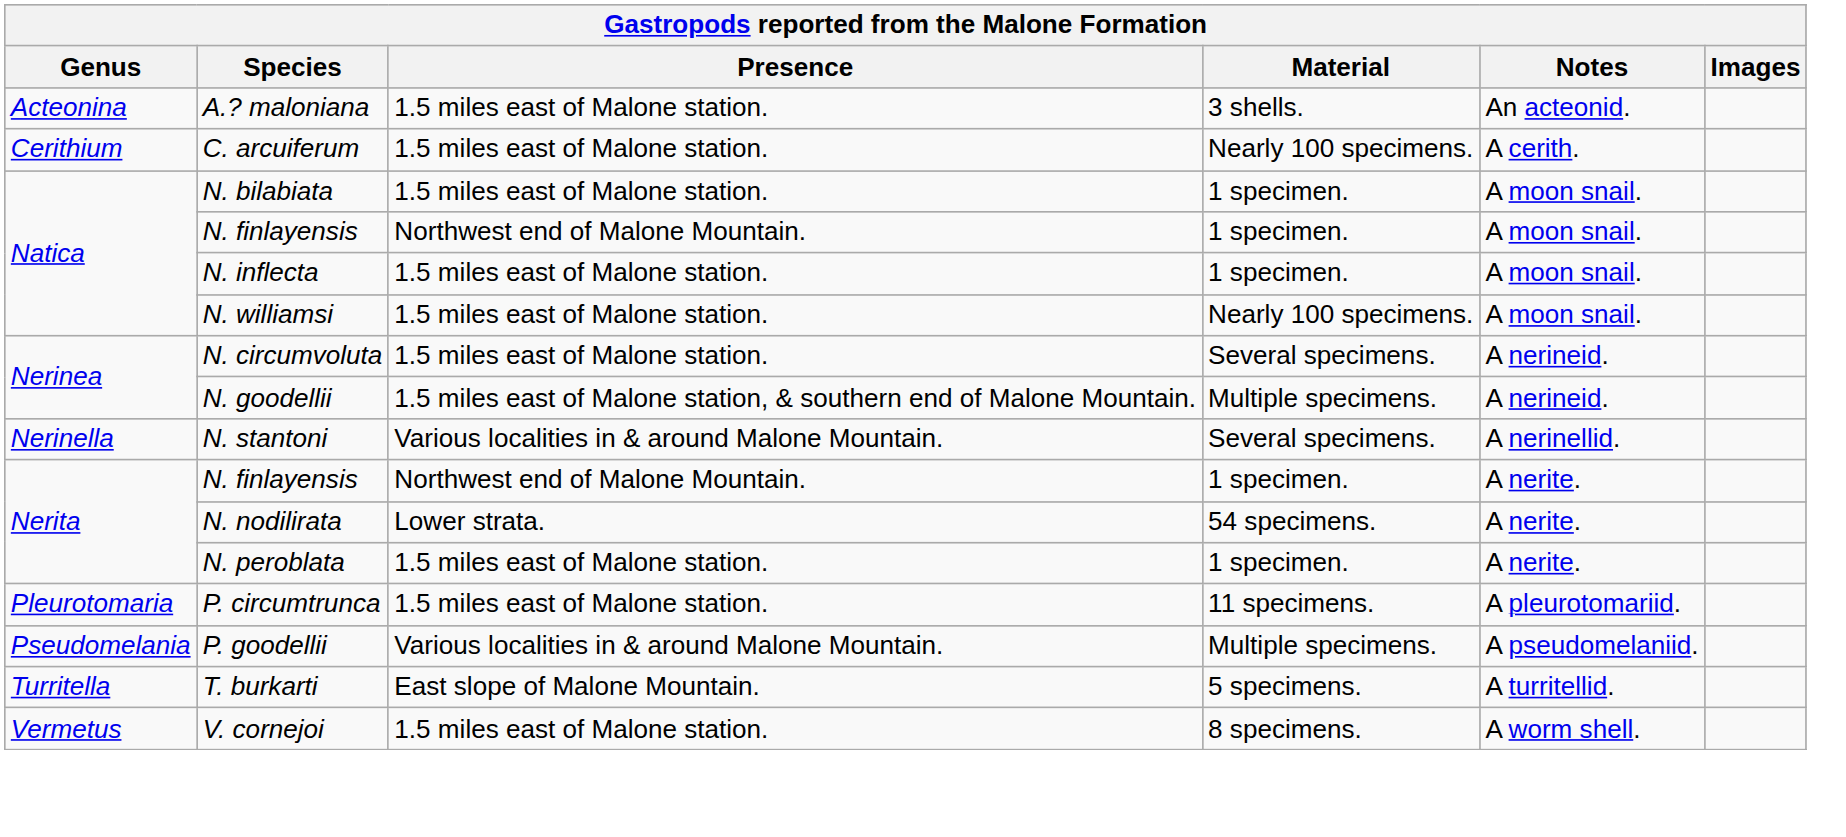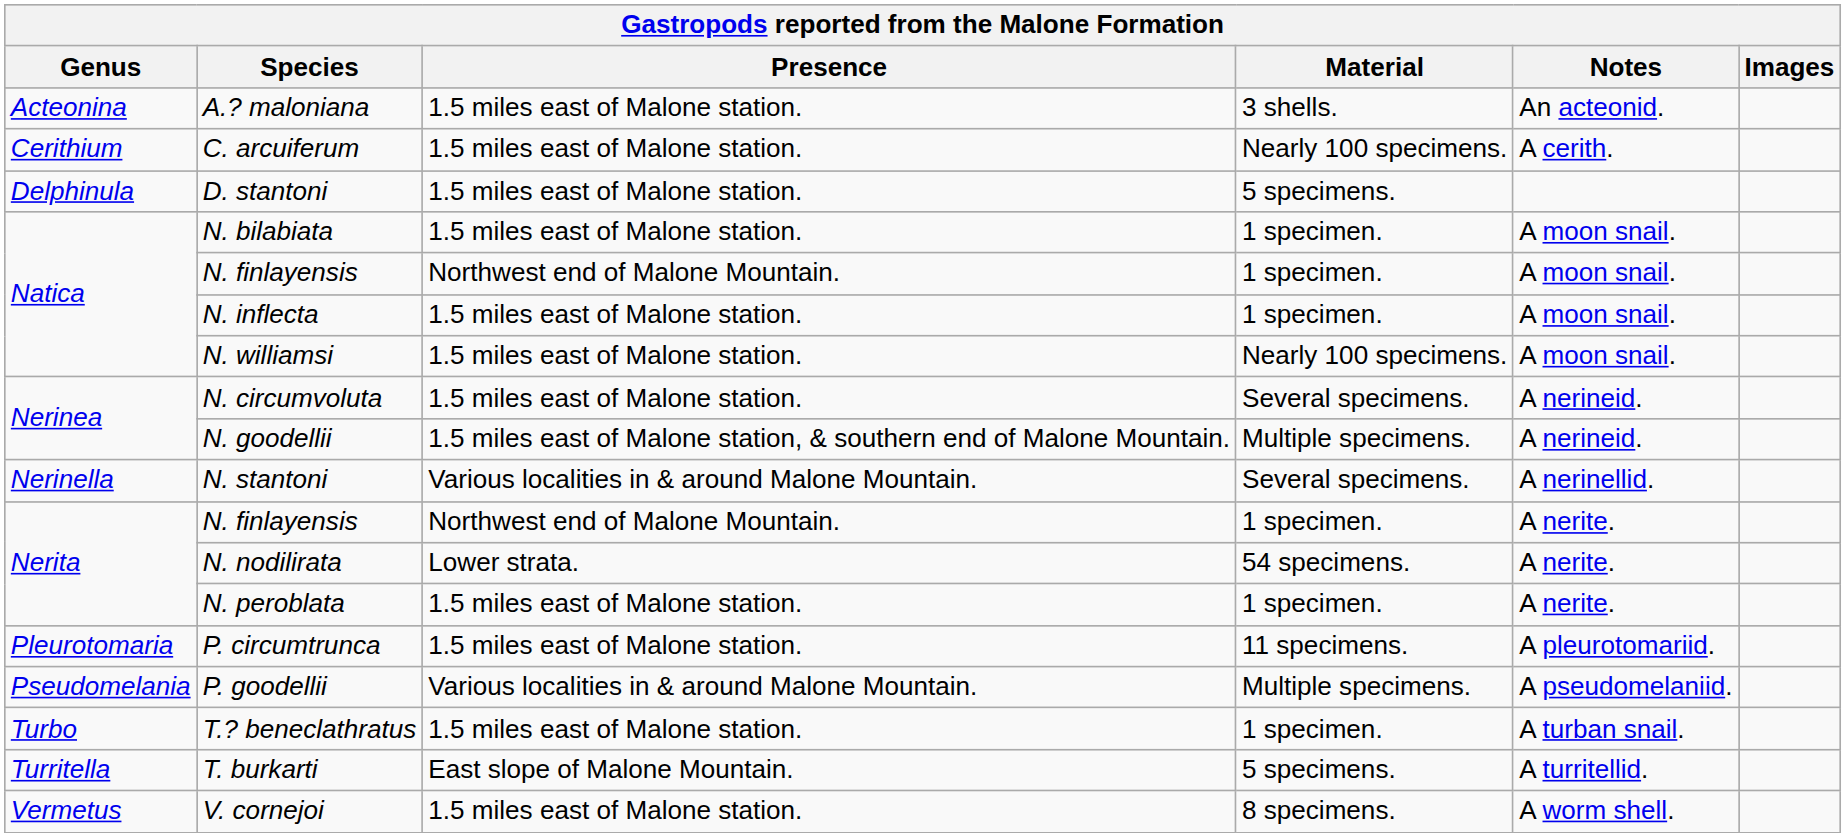+ row: (72, 190)
+ row: (44, 728)
